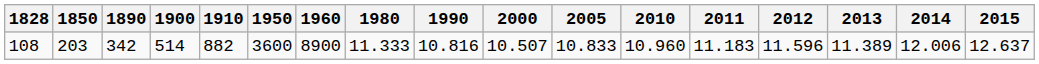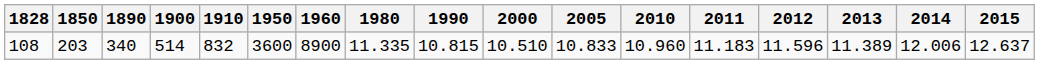(121, 46) 342 -> (121, 46) 340
(218, 46) 882 -> (218, 46) 832
(379, 46) 11.333 -> (379, 46) 11.335
(448, 46) 10.816 -> (448, 46) 10.815
(517, 46) 10.507 -> (517, 46) 10.510
